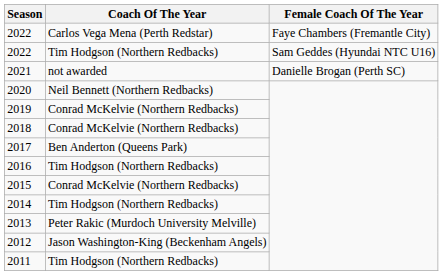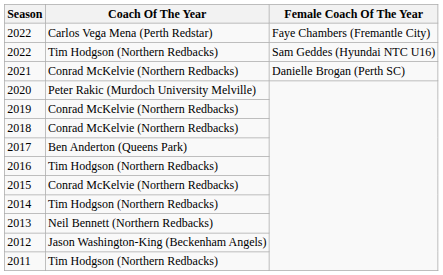(78, 71) not awarded -> (143, 71) Conrad McKelvie (Northern Redbacks)
(130, 90) Neil Bennett (Northern Redbacks) -> (152, 90) Peter Rakic (Murdoch University Melville)
(152, 223) Peter Rakic (Murdoch University Melville) -> (130, 223) Neil Bennett (Northern Redbacks)
